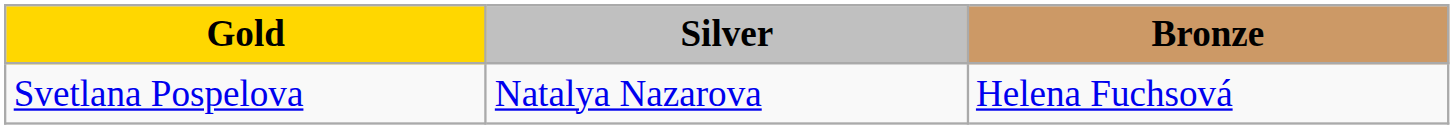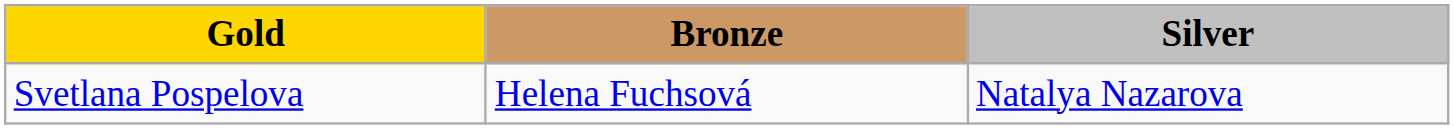columns swapped: (727, 33) <-> (1208, 33)
